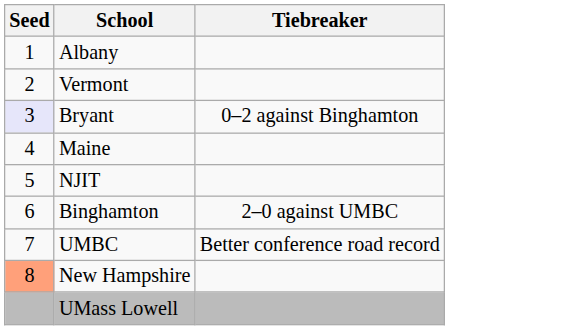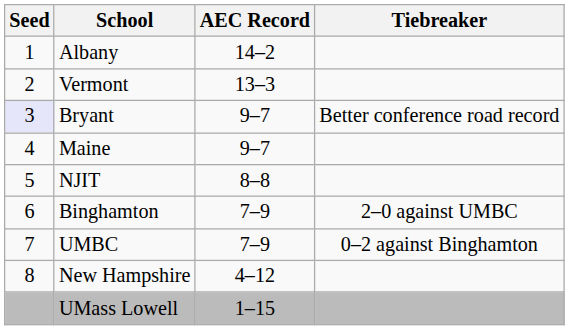+ column: (255, 20)
(320, 116) 0–2 against Binghamton -> (439, 116) Better conference road record
(320, 244) Better conference road record -> (439, 244) 0–2 against Binghamton
(29, 276) lightsalmon background -> (29, 276) no background
